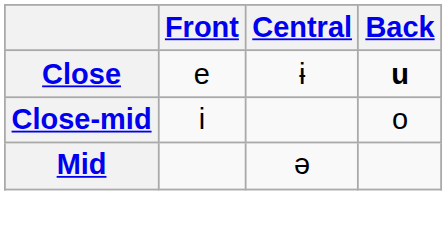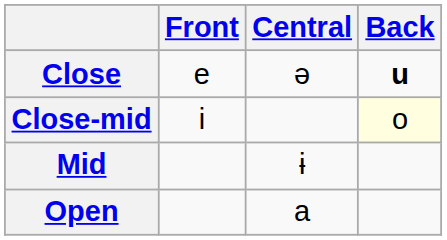(302, 73) ɨ -> (302, 73) ə
(400, 119) no background -> (400, 119) lightyellow background
(302, 165) ə -> (302, 165) ɨ
+ row: (82, 211)
